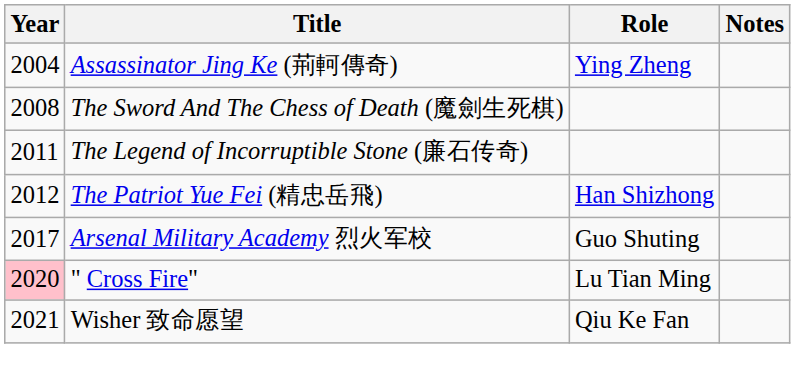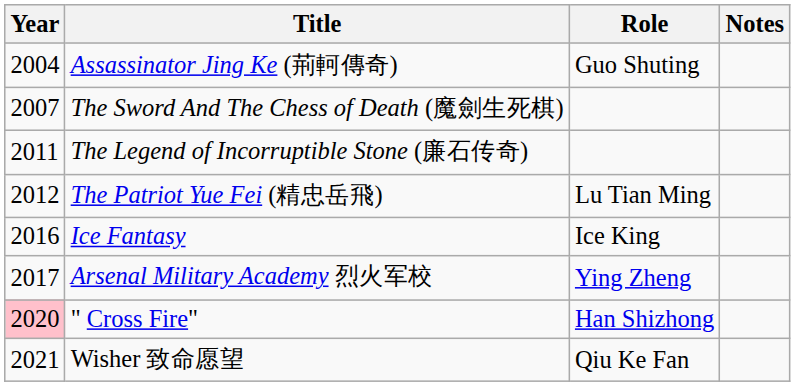(633, 65) Ying Zheng -> (637, 65) Guo Shuting
(35, 108) 2008 -> (35, 108) 2007
(645, 195) Han Shizhong -> (643, 195) Lu Tian Ming
+ row: (128, 236)
(637, 238) Guo Shuting -> (633, 277) Ying Zheng
(643, 279) Lu Tian Ming -> (645, 318) Han Shizhong
